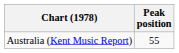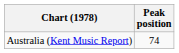(154, 40) 55 -> (154, 40) 74
